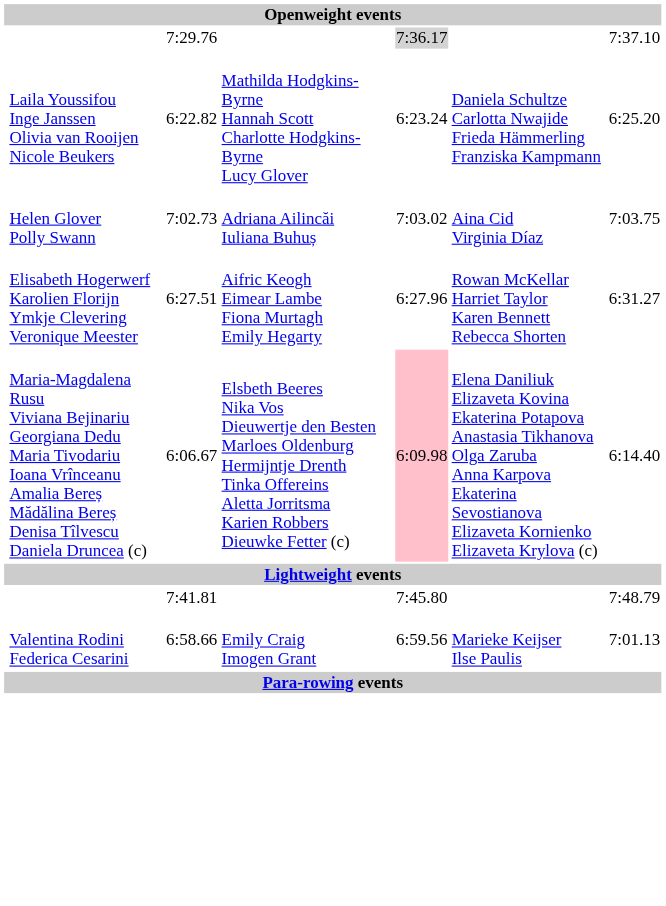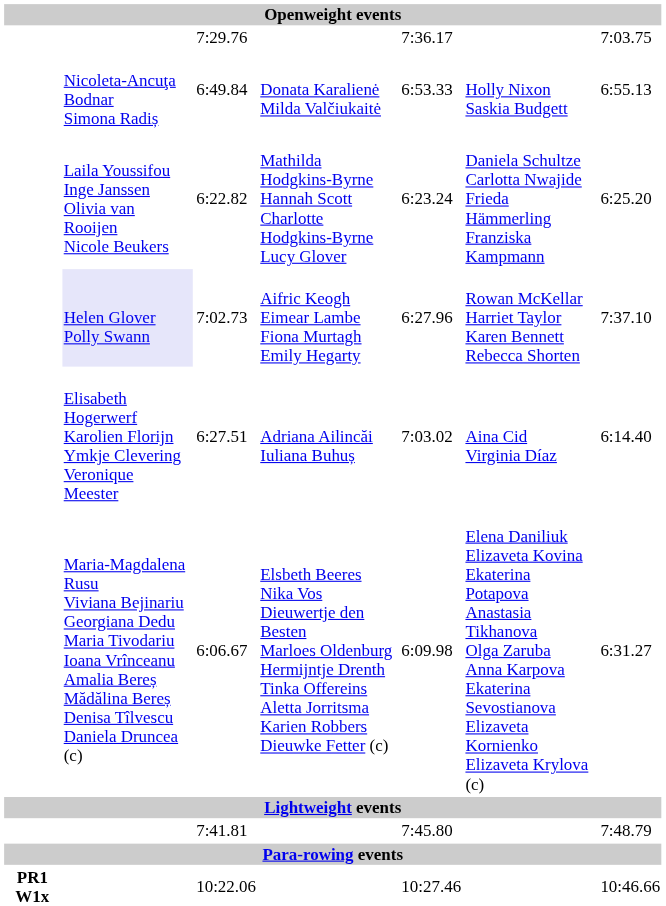(422, 38) lightgrey background -> (427, 38) no background
(635, 38) 7:37.10 -> (626, 38) 7:03.75
+ row: (222, 89)
(55, 227) no background -> (110, 327) lavender background
(278, 227) Adriana Ailincăi Iuliana Buhuș -> (311, 327) Aifric Keogh Eimear Lambe Fiona Murtagh Emily Hegarty
(422, 218) 7:03.02 -> (427, 317) 6:27.96
(497, 227) Aina Cid Virginia Díaz -> (524, 327) Rowan McKellar Harriet Taylor Karen Bennett Rebecca Shorten
(635, 218) 7:03.75 -> (626, 317) 7:37.10
(272, 308) Aifric Keogh Eimear Lambe Fiona Murtagh Emily Hegarty -> (317, 446) Adriana Ailincăi Iuliana Buhuș
(422, 298) 6:27.96 -> (427, 436) 7:03.02
(510, 308) Rowan McKellar Harriet Taylor Karen Bennett Rebecca Shorten -> (511, 446) Aina Cid Virginia Díaz
(635, 298) 6:31.27 -> (626, 436) 6:14.40
(422, 455) pink background -> (427, 650) no background
(635, 455) 6:14.40 -> (626, 650) 6:31.27
- row: (192, 640)
+ row: (226, 887)
